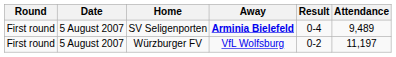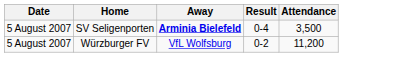- column: (31, 12)
(362, 28) 9,489 -> (309, 28) 3,500
(362, 44) 11,197 -> (309, 44) 11,200
